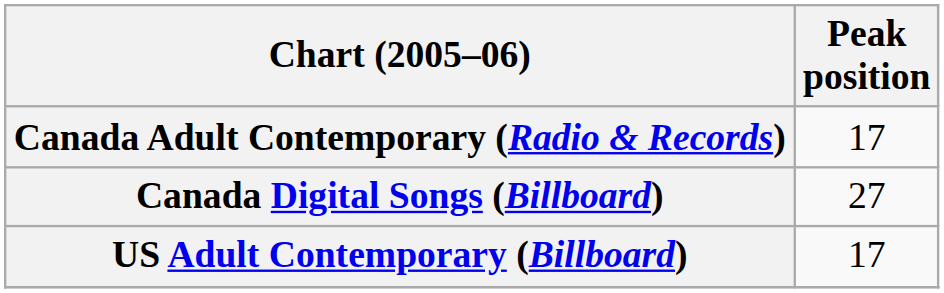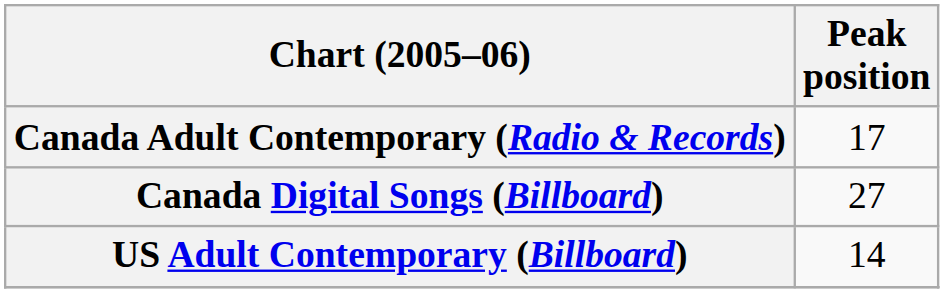(867, 255) 17 -> (867, 255) 14
